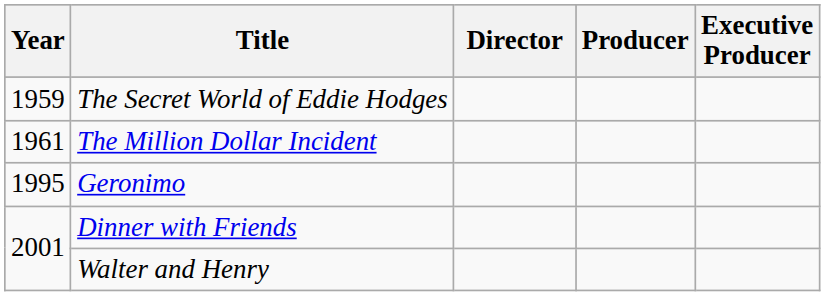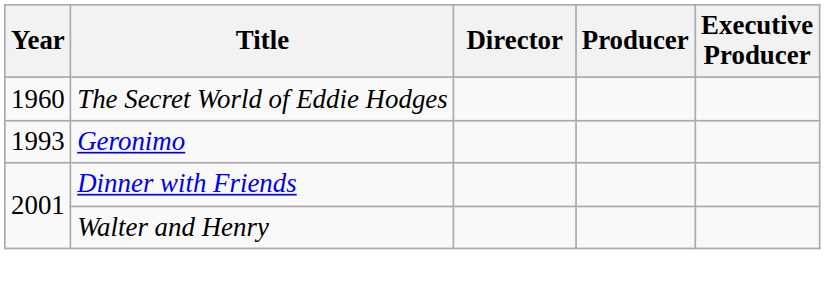(38, 98) 1959 -> (38, 98) 1960
- row: (227, 141)
(38, 183) 1995 -> (38, 141) 1993
